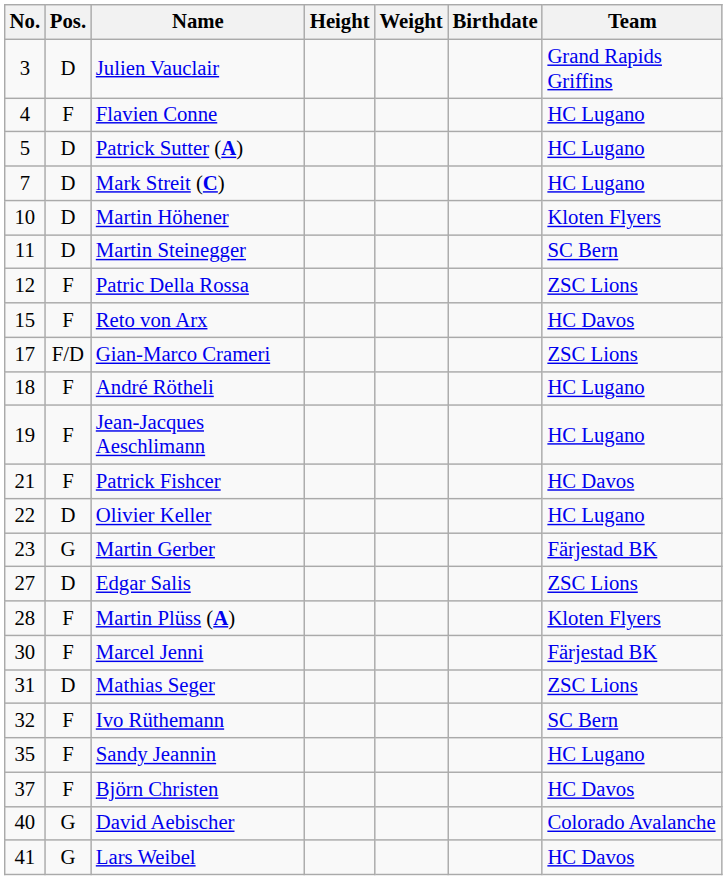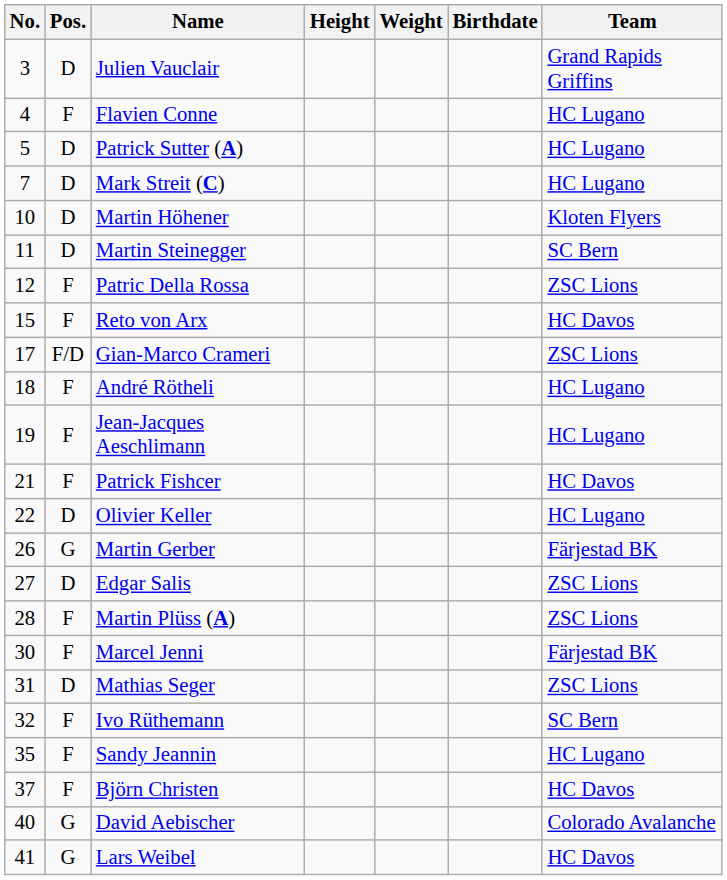(25, 549) 23 -> (25, 549) 26
(604, 618) Kloten Flyers -> (593, 618) ZSC Lions
